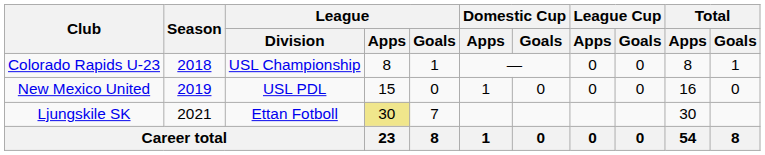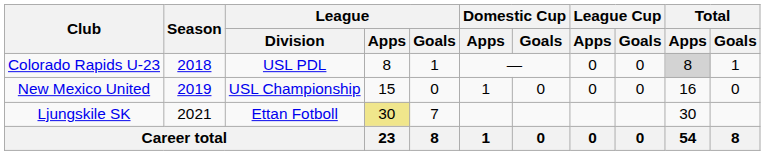(295, 65) USL Championship -> (295, 65) USL PDL
(688, 65) no background -> (688, 65) lightgrey background
(295, 89) USL PDL -> (295, 89) USL Championship
